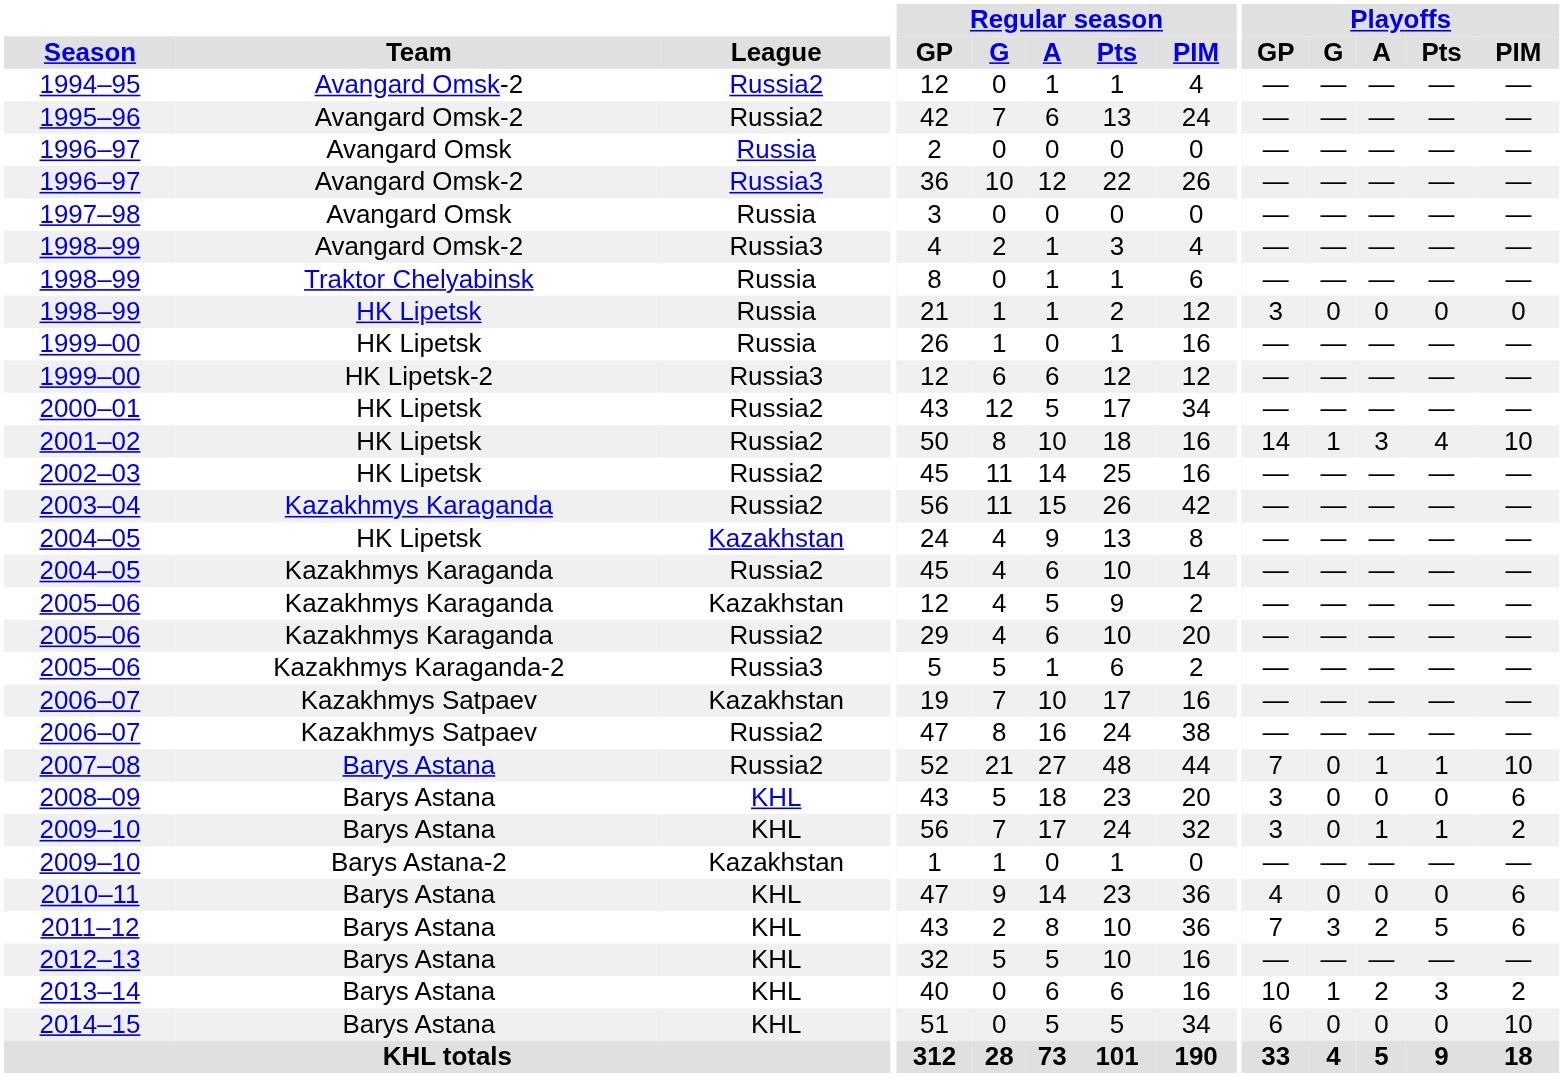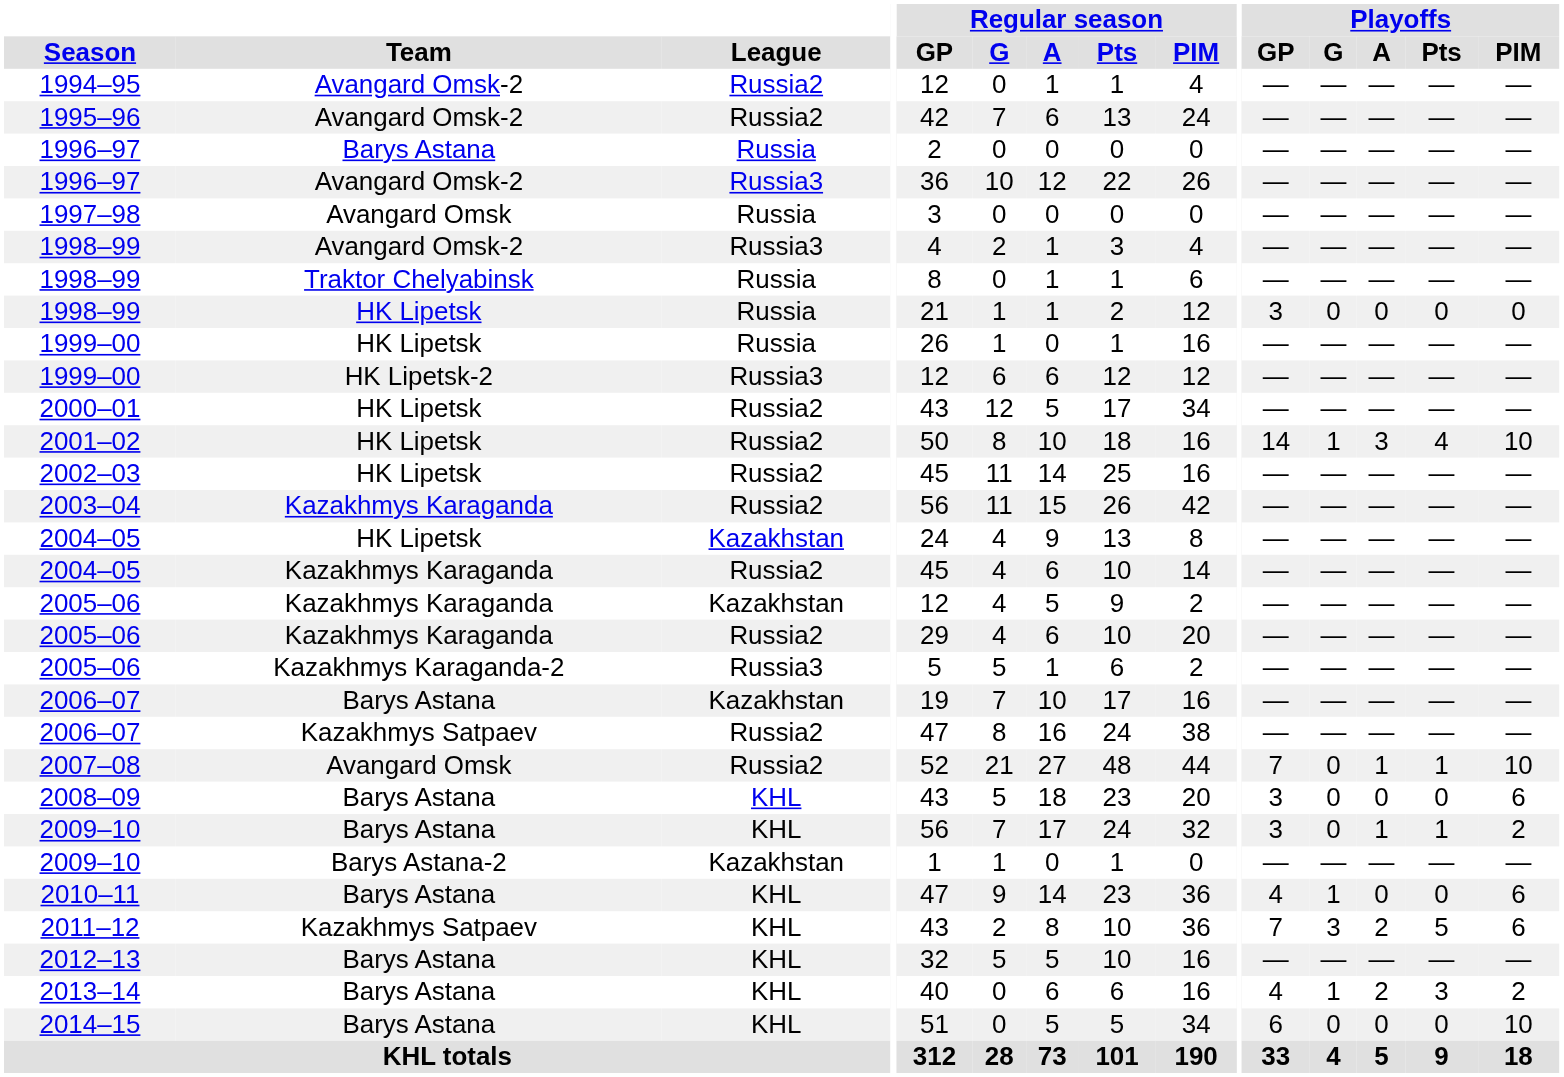(419, 149) Avangard Omsk -> (419, 149) Barys Astana
(419, 700) Kazakhmys Satpaev -> (419, 700) Barys Astana
(419, 765) Barys Astana -> (419, 765) Avangard Omsk
(1333, 894) 0 -> (1333, 894) 1
(419, 927) Barys Astana -> (419, 927) Kazakhmys Satpaev
(1276, 991) 10 -> (1276, 991) 4
